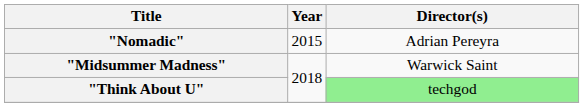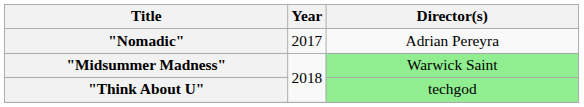(307, 41) 2015 -> (307, 41) 2017
(452, 65) no background -> (452, 65) lightgreen background
